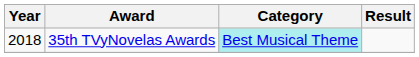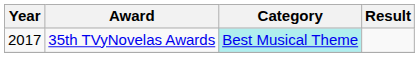(25, 40) 2018 -> (25, 40) 2017
